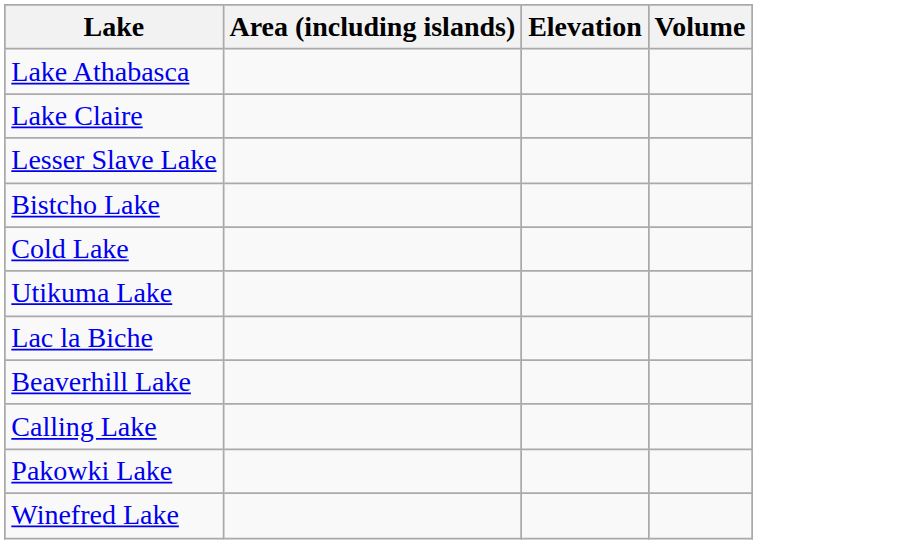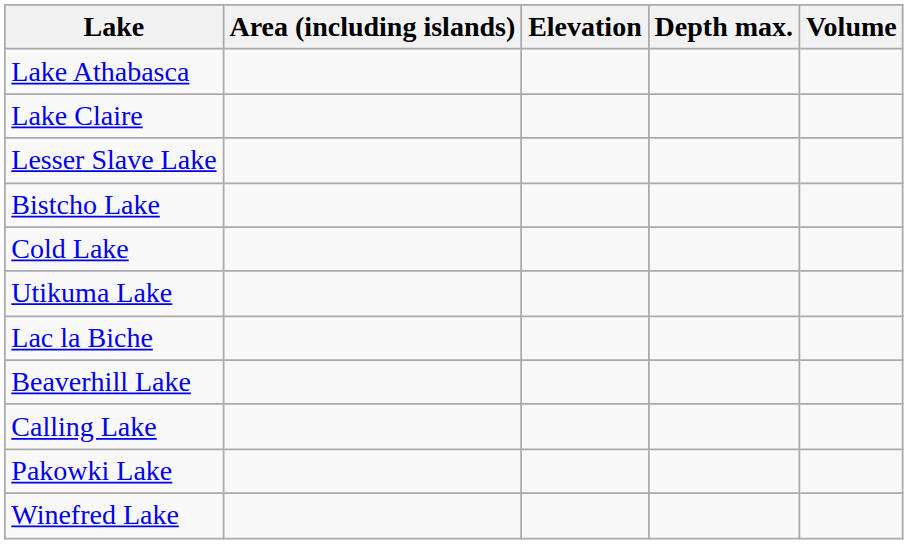+ column: (724, 26)
